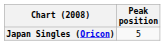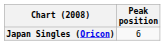(138, 34) 5 -> (138, 34) 6
